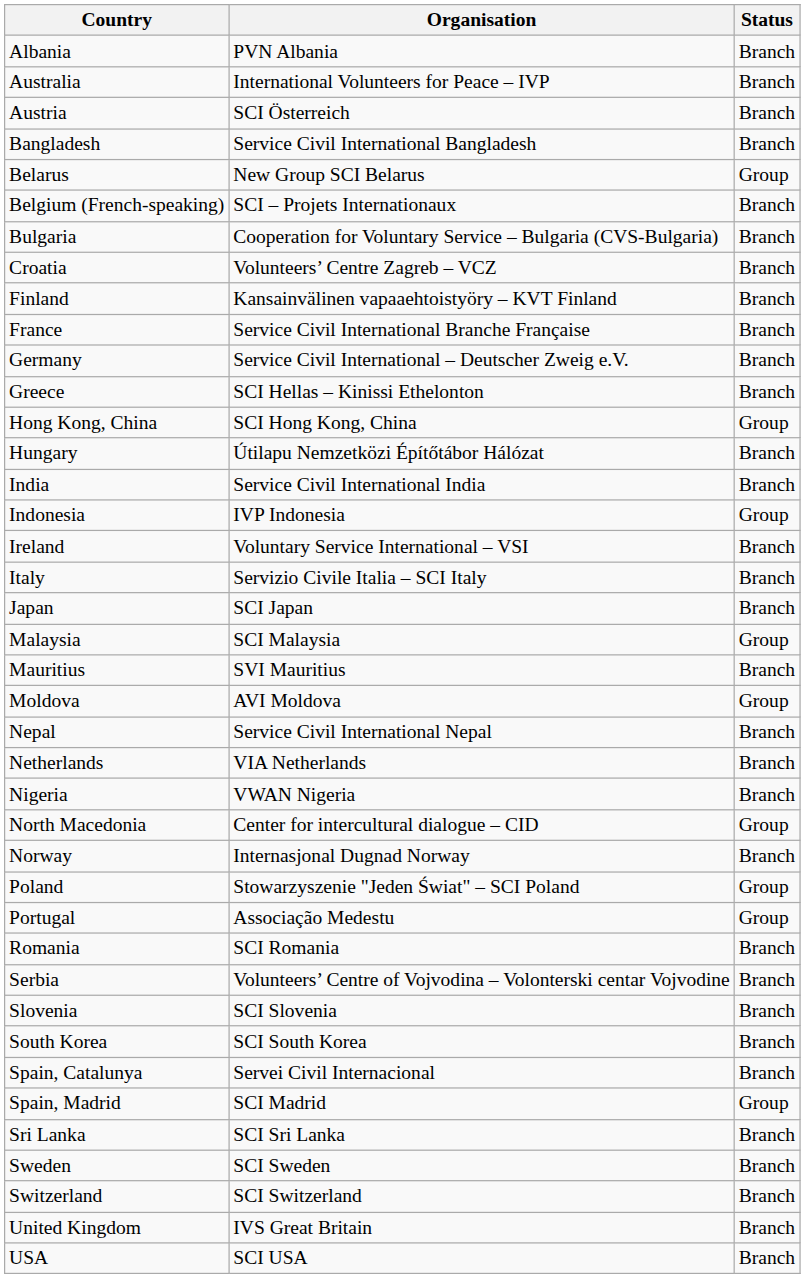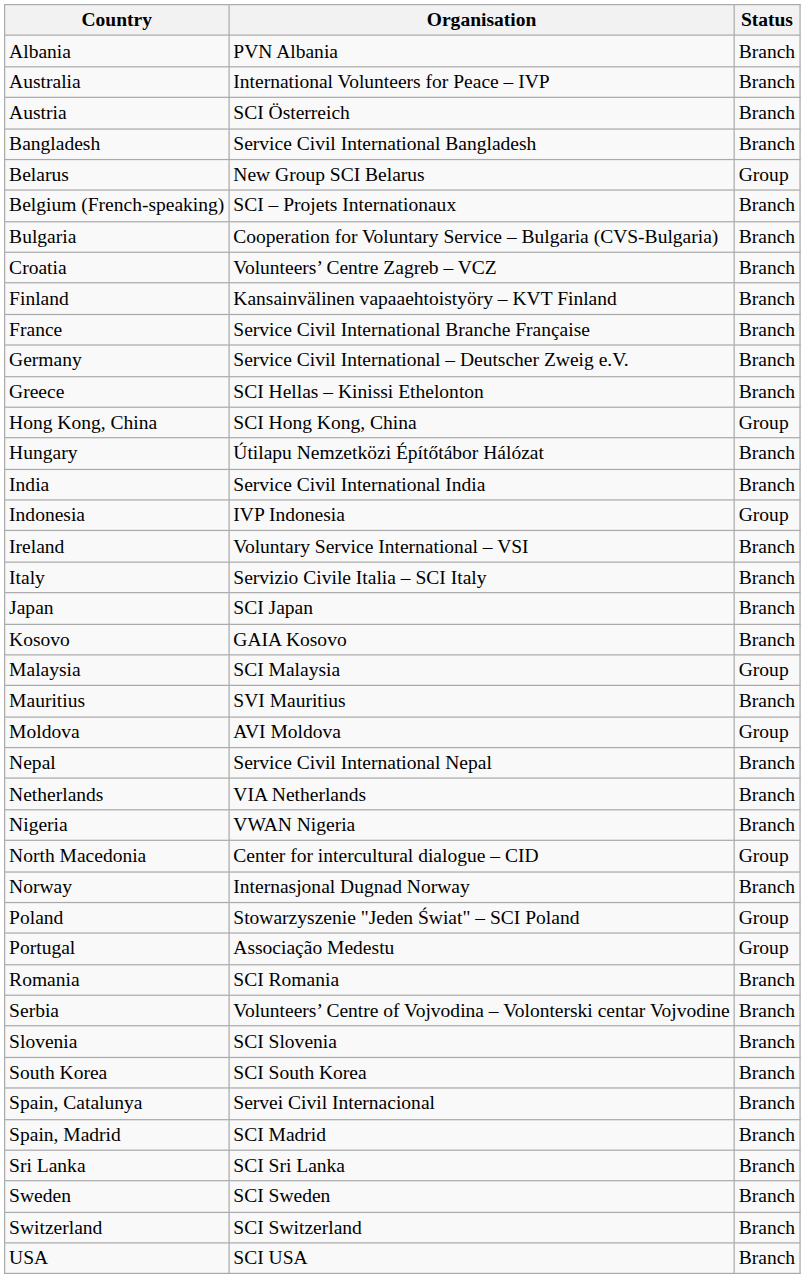+ row: (39, 639)
(764, 1103) Group -> (767, 1134) Branch
- row: (75, 1227)
